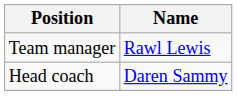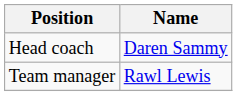rows swapped: (62, 47) <-> (51, 76)
